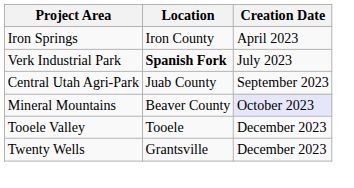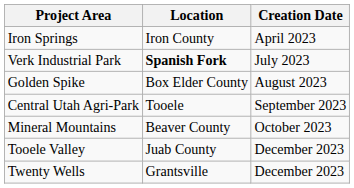+ row: (46, 82)
(181, 82) Juab County -> (165, 104) Tooele
(275, 104) lavender background -> (293, 127) no background
(165, 127) Tooele -> (181, 149) Juab County
